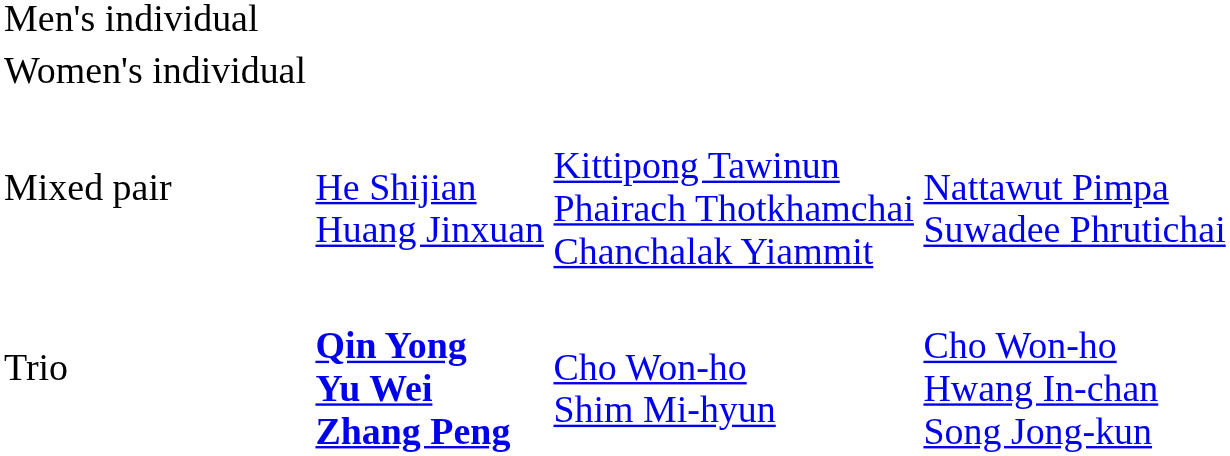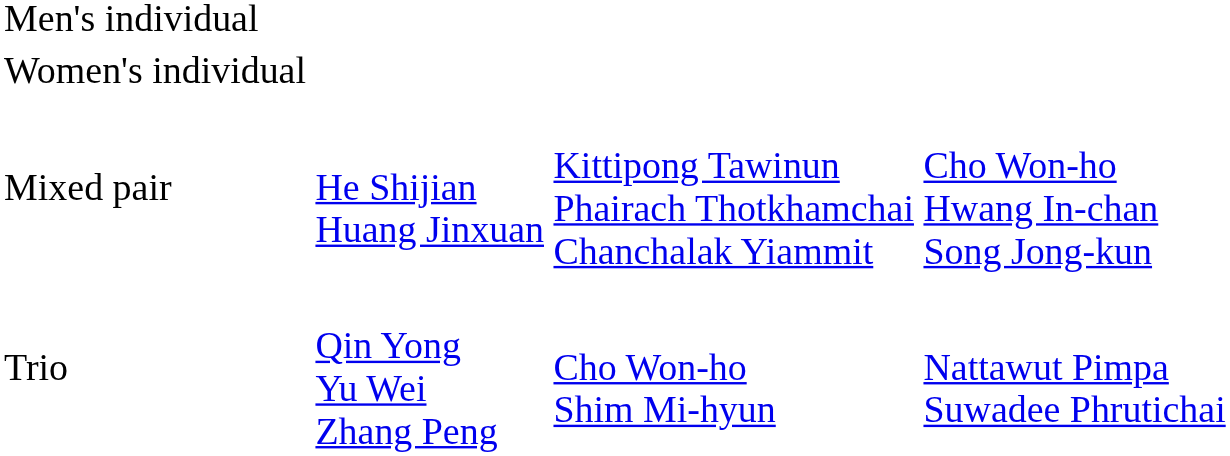(1075, 208) Nattawut Pimpa Suwadee Phrutichai -> (1041, 208) Cho Won-ho Hwang In-chan Song Jong-kun
(413, 388) bold -> (407, 388) normal
(1041, 388) Cho Won-ho Hwang In-chan Song Jong-kun -> (1075, 388) Nattawut Pimpa Suwadee Phrutichai
